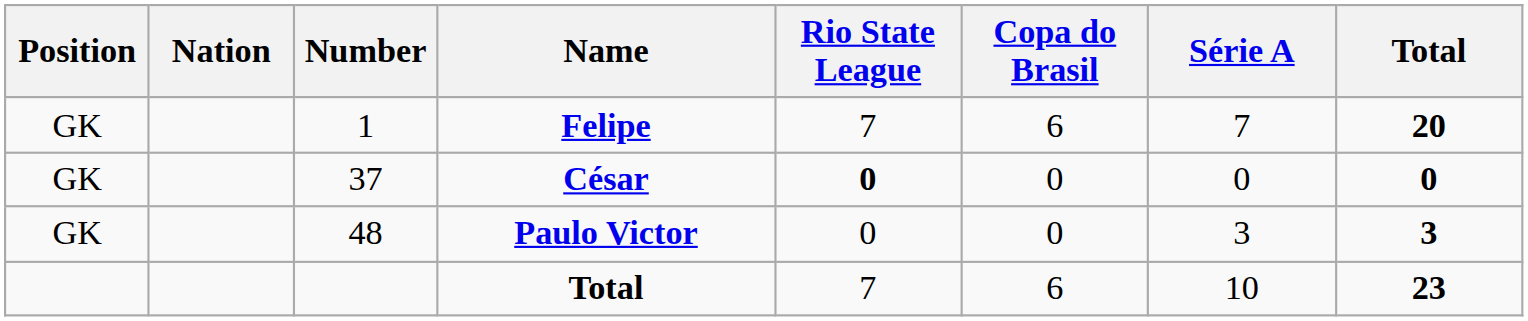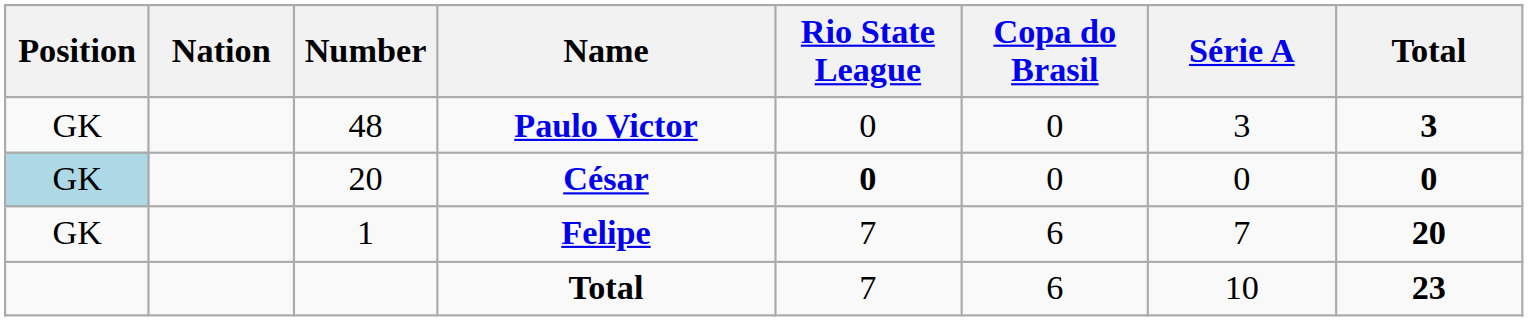rows swapped: (606, 124) <-> (606, 233)
(77, 178) no background -> (77, 178) lightblue background
(366, 178) 37 -> (366, 178) 20
